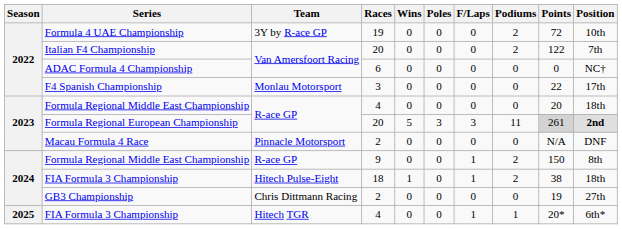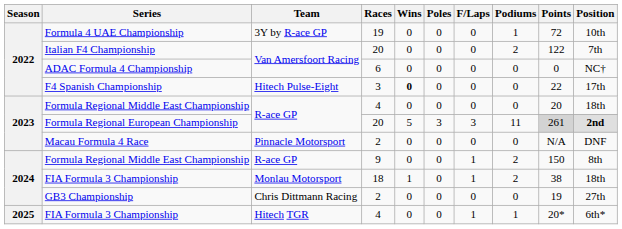(516, 32) 2 -> (516, 32) 1
(298, 87) Monlau Motorsport -> (296, 87) Hitech Pulse-Eight
(409, 87) normal -> (409, 87) bold
(296, 178) Hitech Pulse-Eight -> (298, 178) Monlau Motorsport
